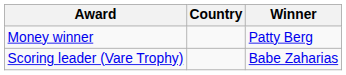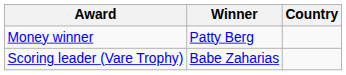columns swapped: (293, 15) <-> (216, 15)
